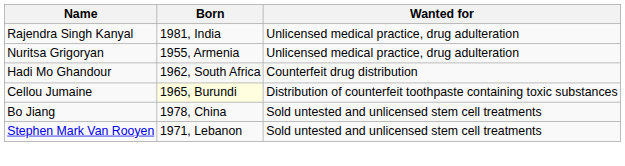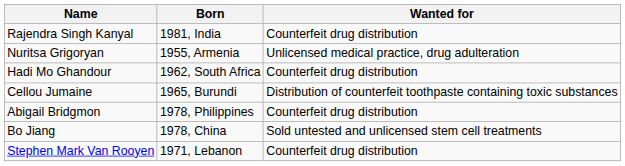(393, 33) Unlicensed medical practice, drug adulteration -> (342, 33) Counterfeit drug distribution
(198, 92) lightyellow background -> (198, 92) no background
+ row: (54, 111)
(404, 131) Sold untested and unlicensed stem cell treatments -> (342, 151) Counterfeit drug distribution
